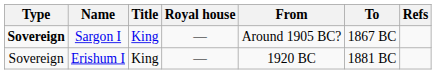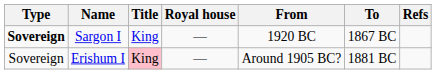(292, 36) Around 1905 BC? -> (292, 36) 1920 BC
(145, 58) no background -> (145, 58) pink background
(292, 58) 1920 BC -> (292, 58) Around 1905 BC?
